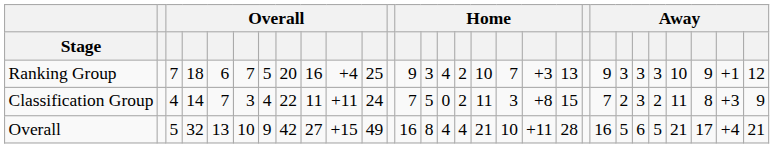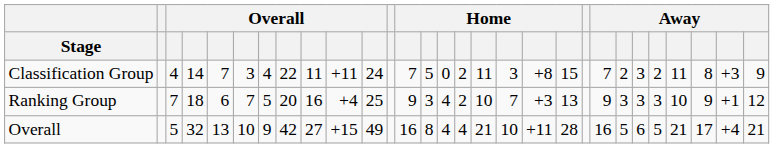rows swapped: (63, 73) <-> (81, 101)
